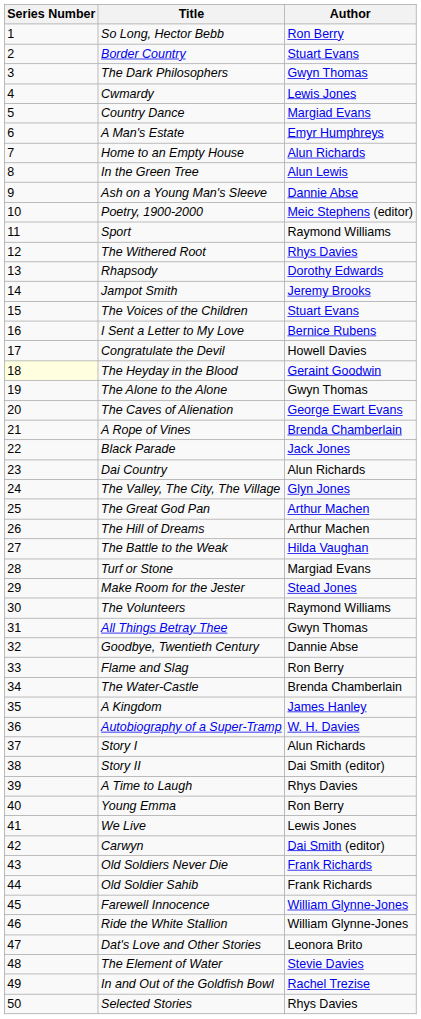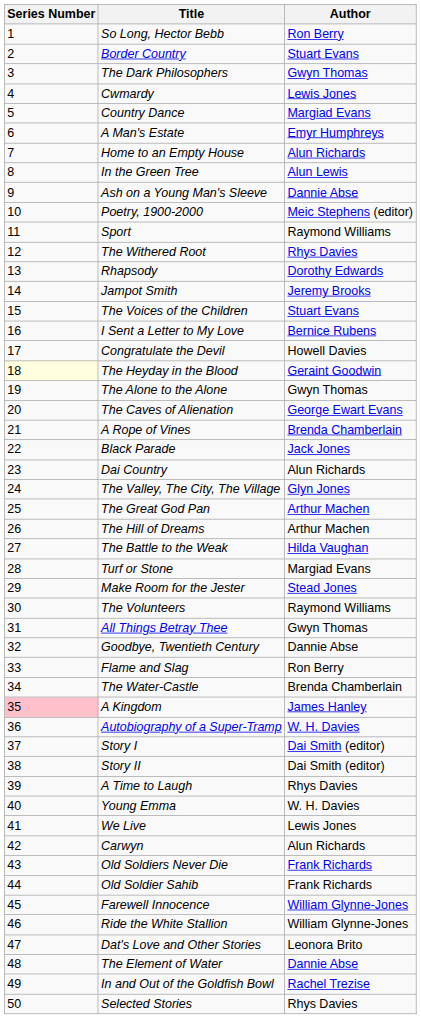(14, 707) no background -> (14, 707) pink background
(326, 746) Alun Richards -> (336, 746) Dai Smith (editor)
(316, 806) Ron Berry -> (324, 806) W. H. Davies
(336, 845) Dai Smith (editor) -> (326, 845) Alun Richards
(326, 964) Stevie Davies -> (323, 964) Dannie Abse
